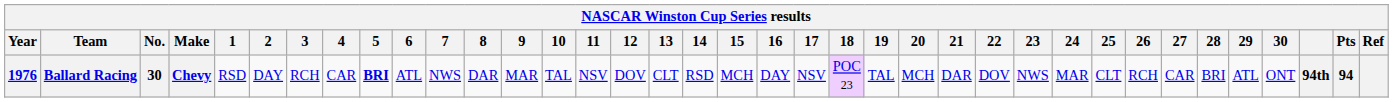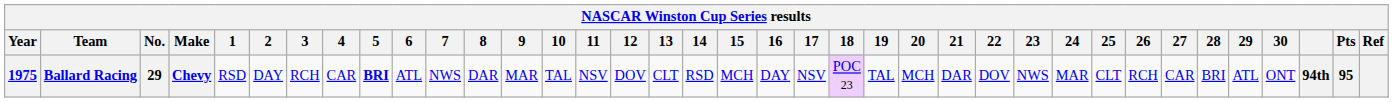(22, 75) 1976 -> (22, 75) 1975
(155, 75) 30 -> (155, 75) 29
(1346, 75) 94 -> (1346, 75) 95
